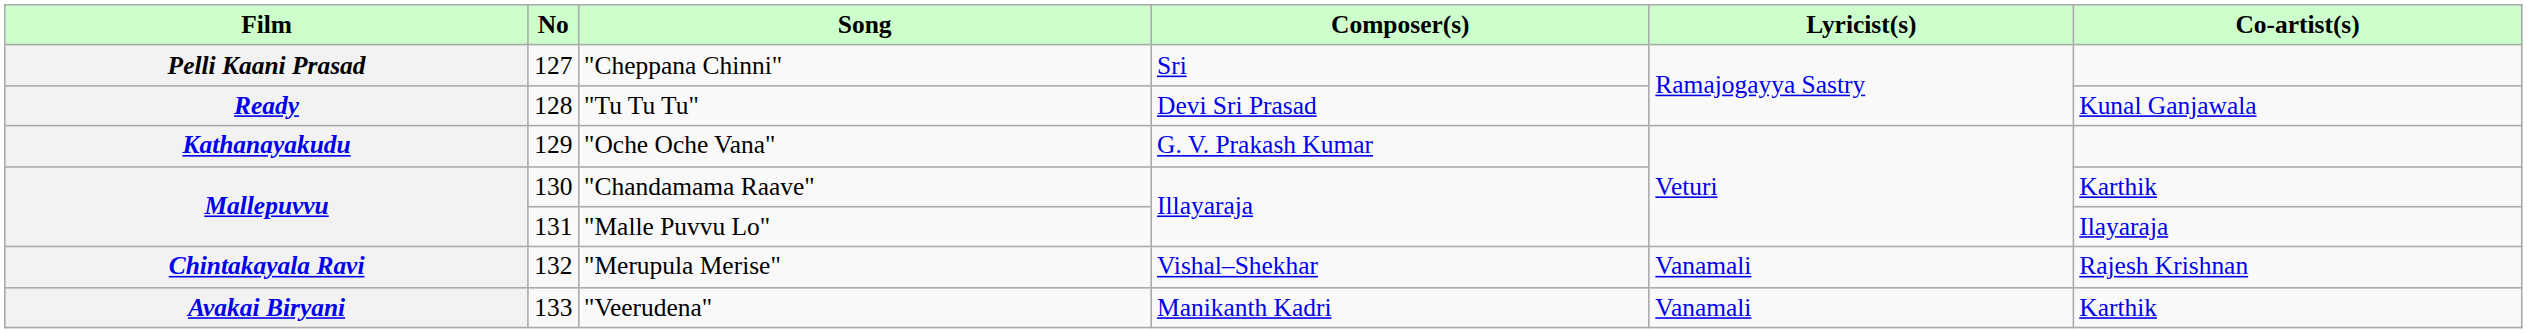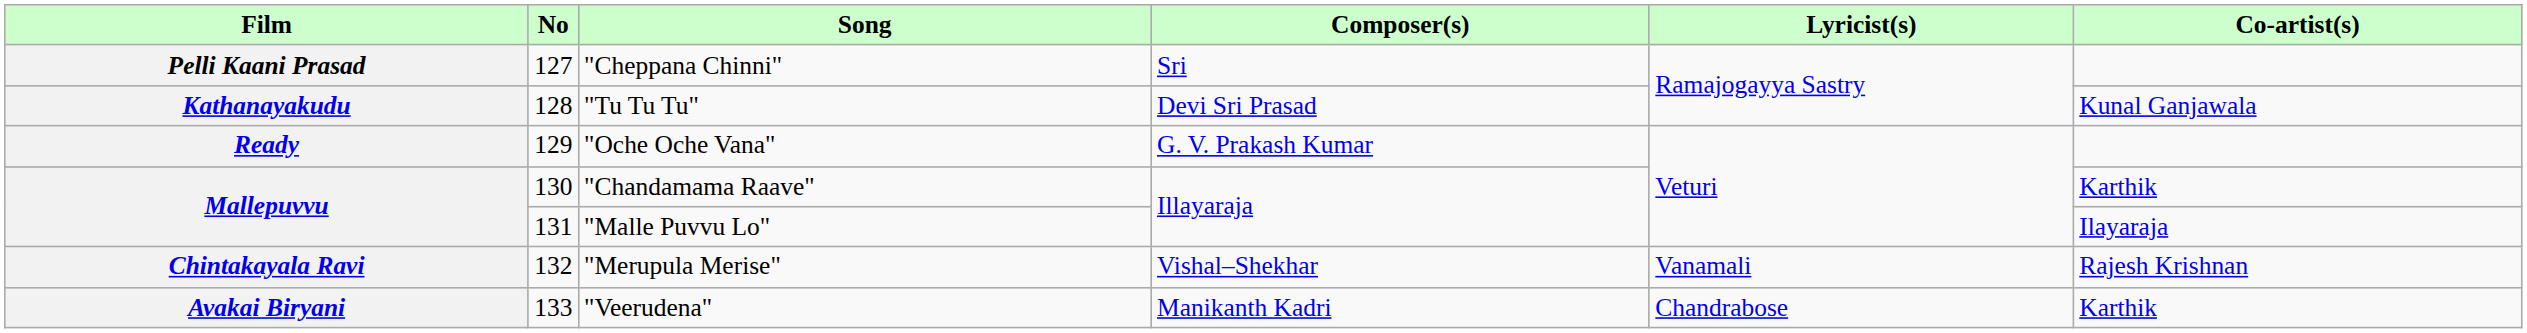(267, 105) Ready -> (267, 105) Kathanayakudu
(267, 145) Kathanayakudu -> (267, 145) Ready
(1703, 307) Vanamali -> (1722, 307) Chandrabose
